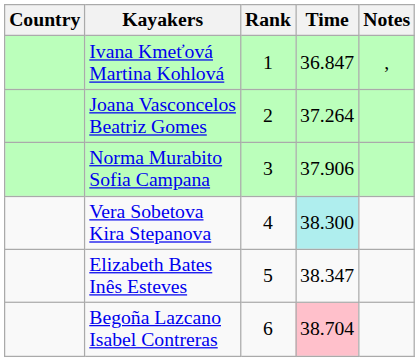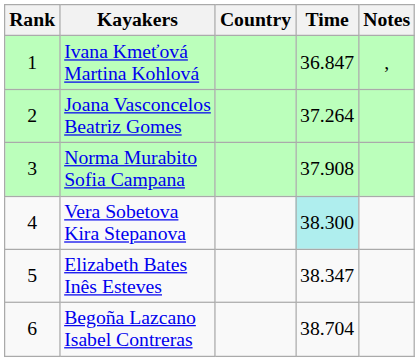columns swapped: (268, 20) <-> (45, 20)
(327, 169) 37.906 -> (327, 169) 37.908
(327, 329) pink background -> (327, 329) no background
